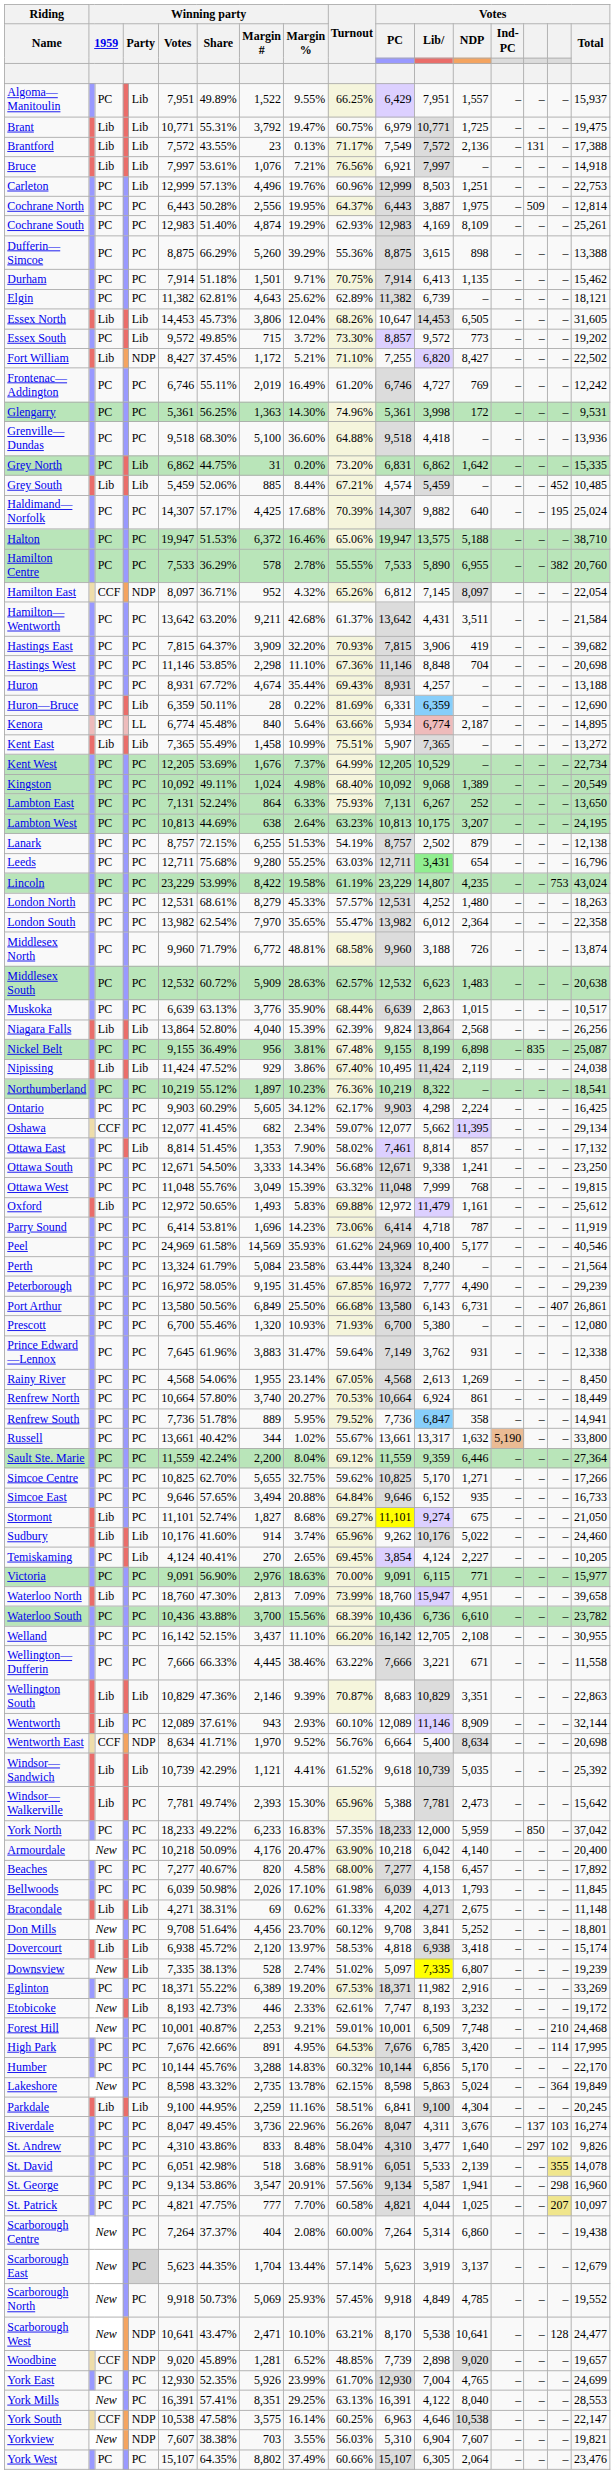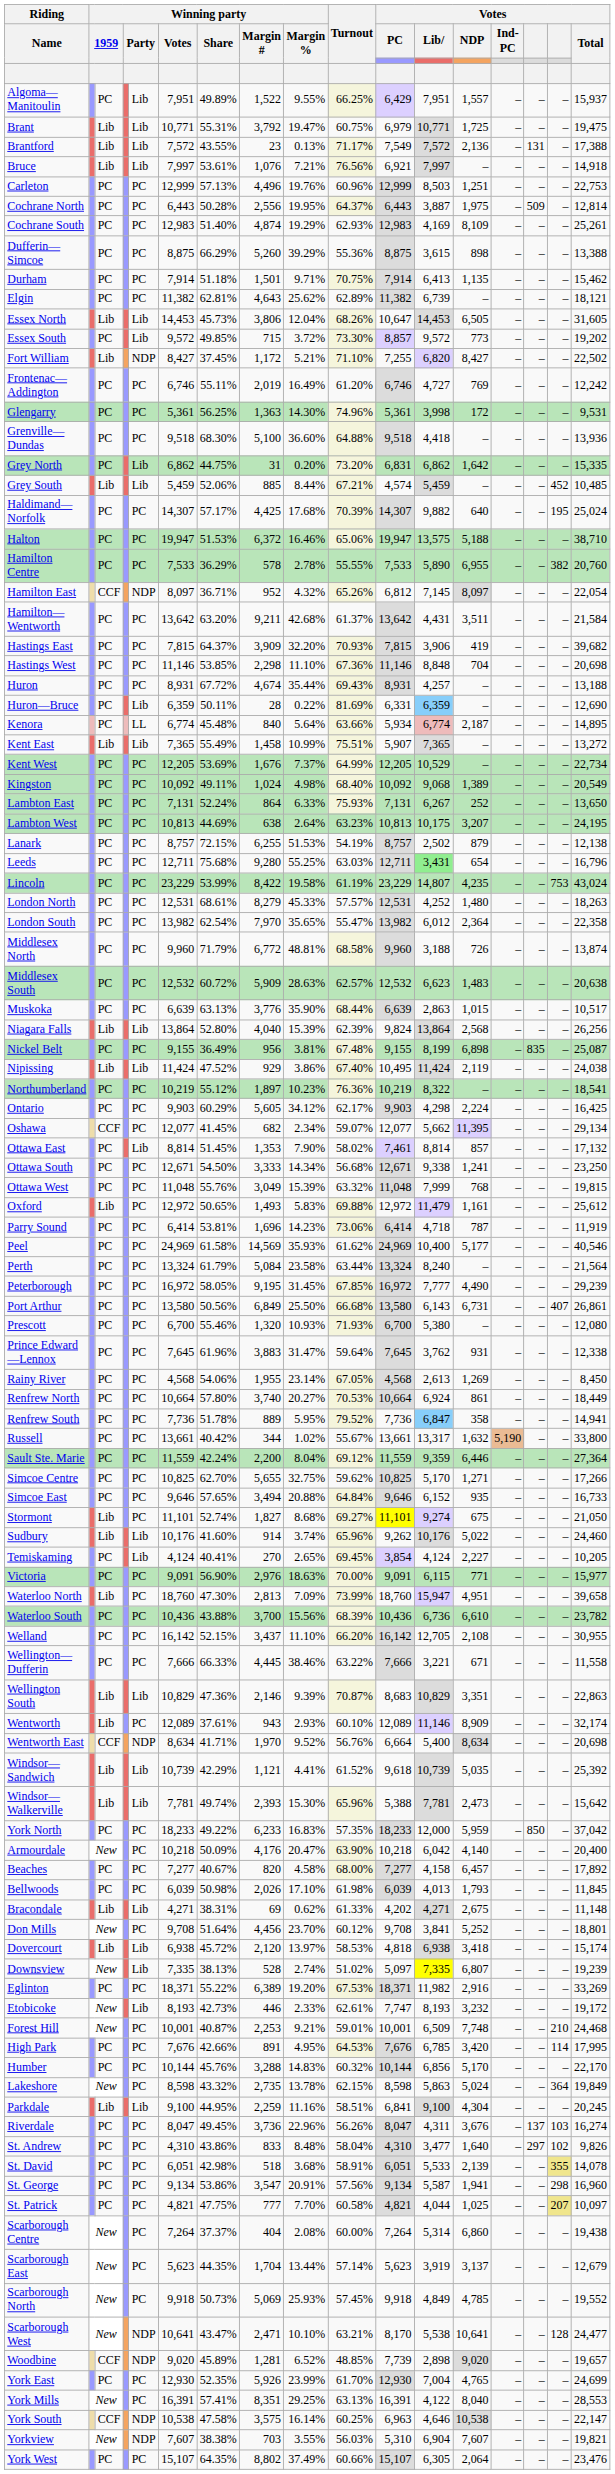(140, 186) Lib -> (139, 186) PC
(398, 1352) 7,149 -> (398, 1352) 7,645
(591, 1723) 32,144 -> (591, 1723) 32,174
(139, 1803) PC -> (140, 1803) Lib
(139, 2265) lightgrey background -> (139, 2265) no background
